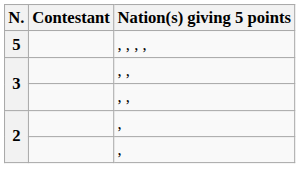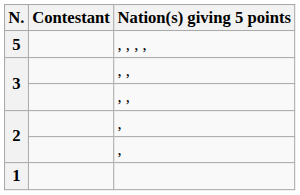+ row: (16, 176)
